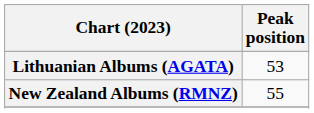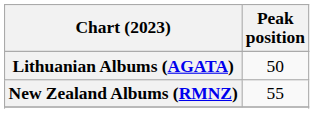(275, 65) 53 -> (275, 65) 50
